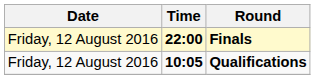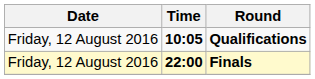rows swapped: (258, 62) <-> (231, 39)
